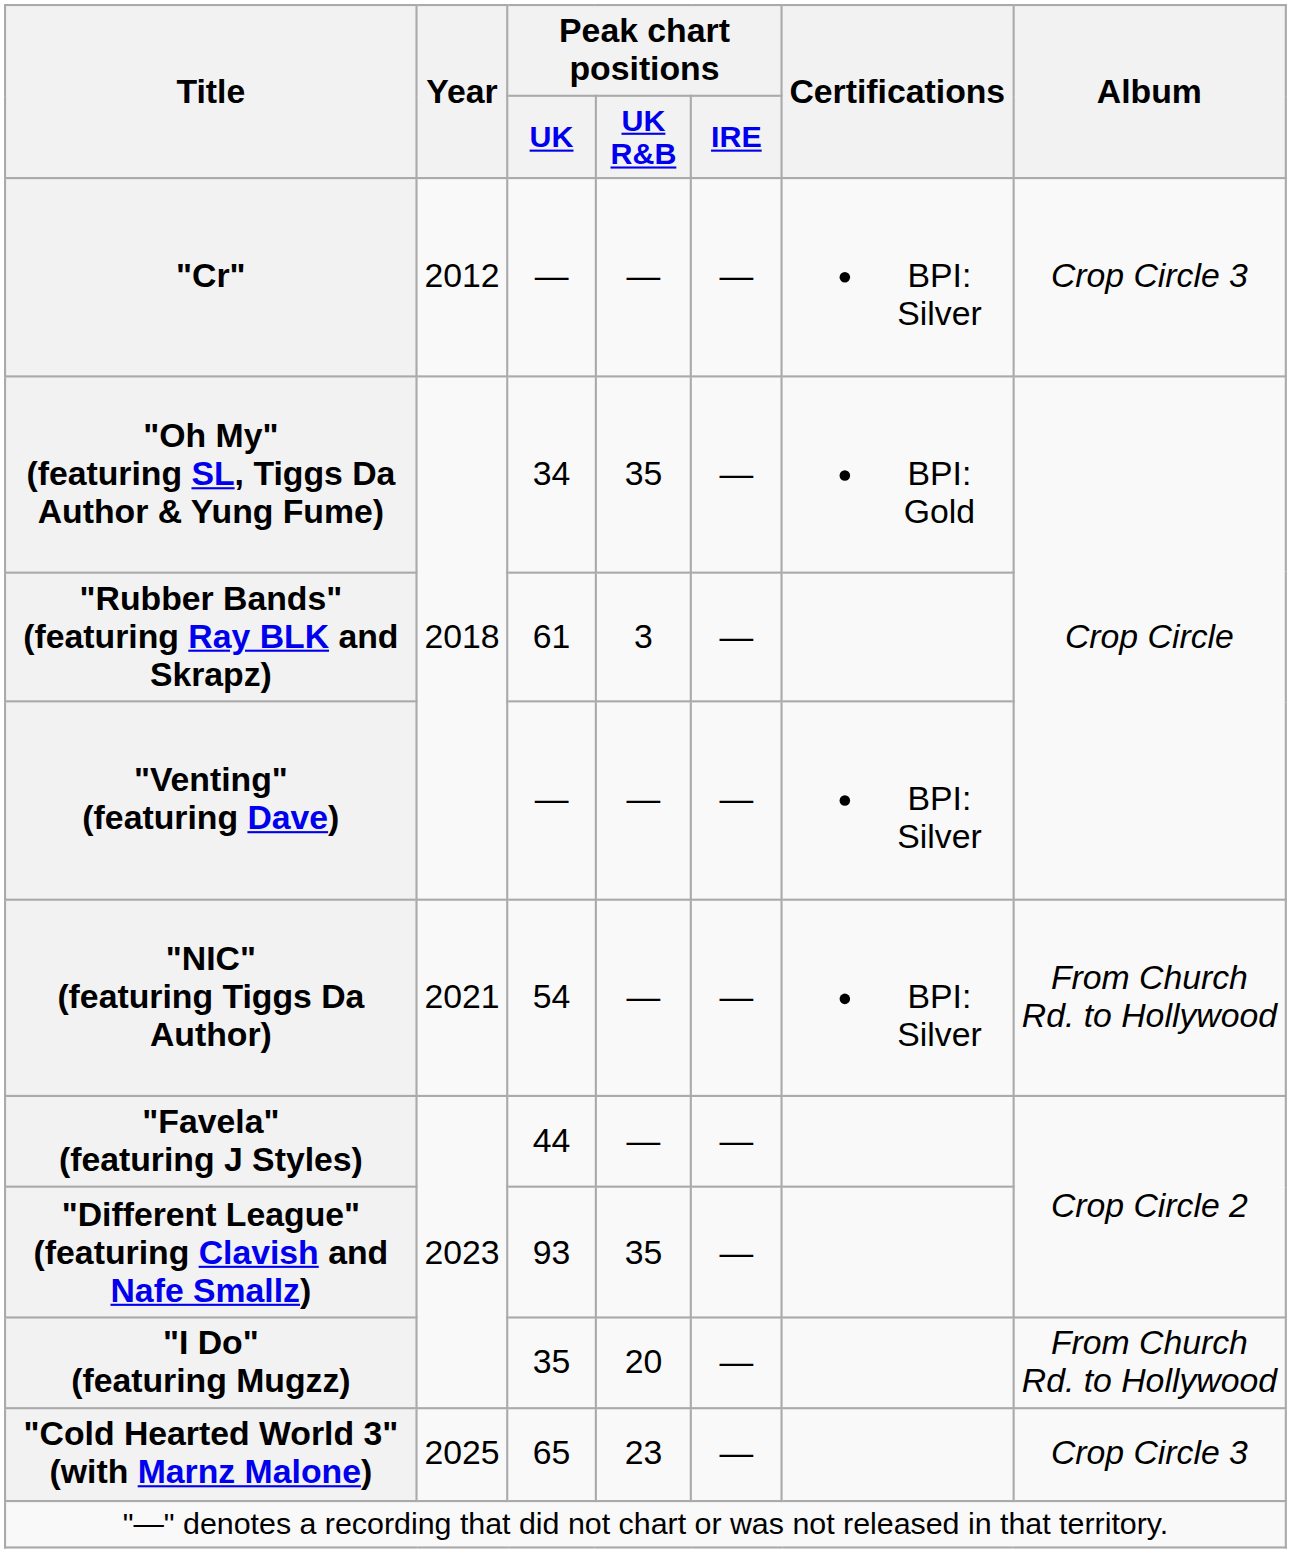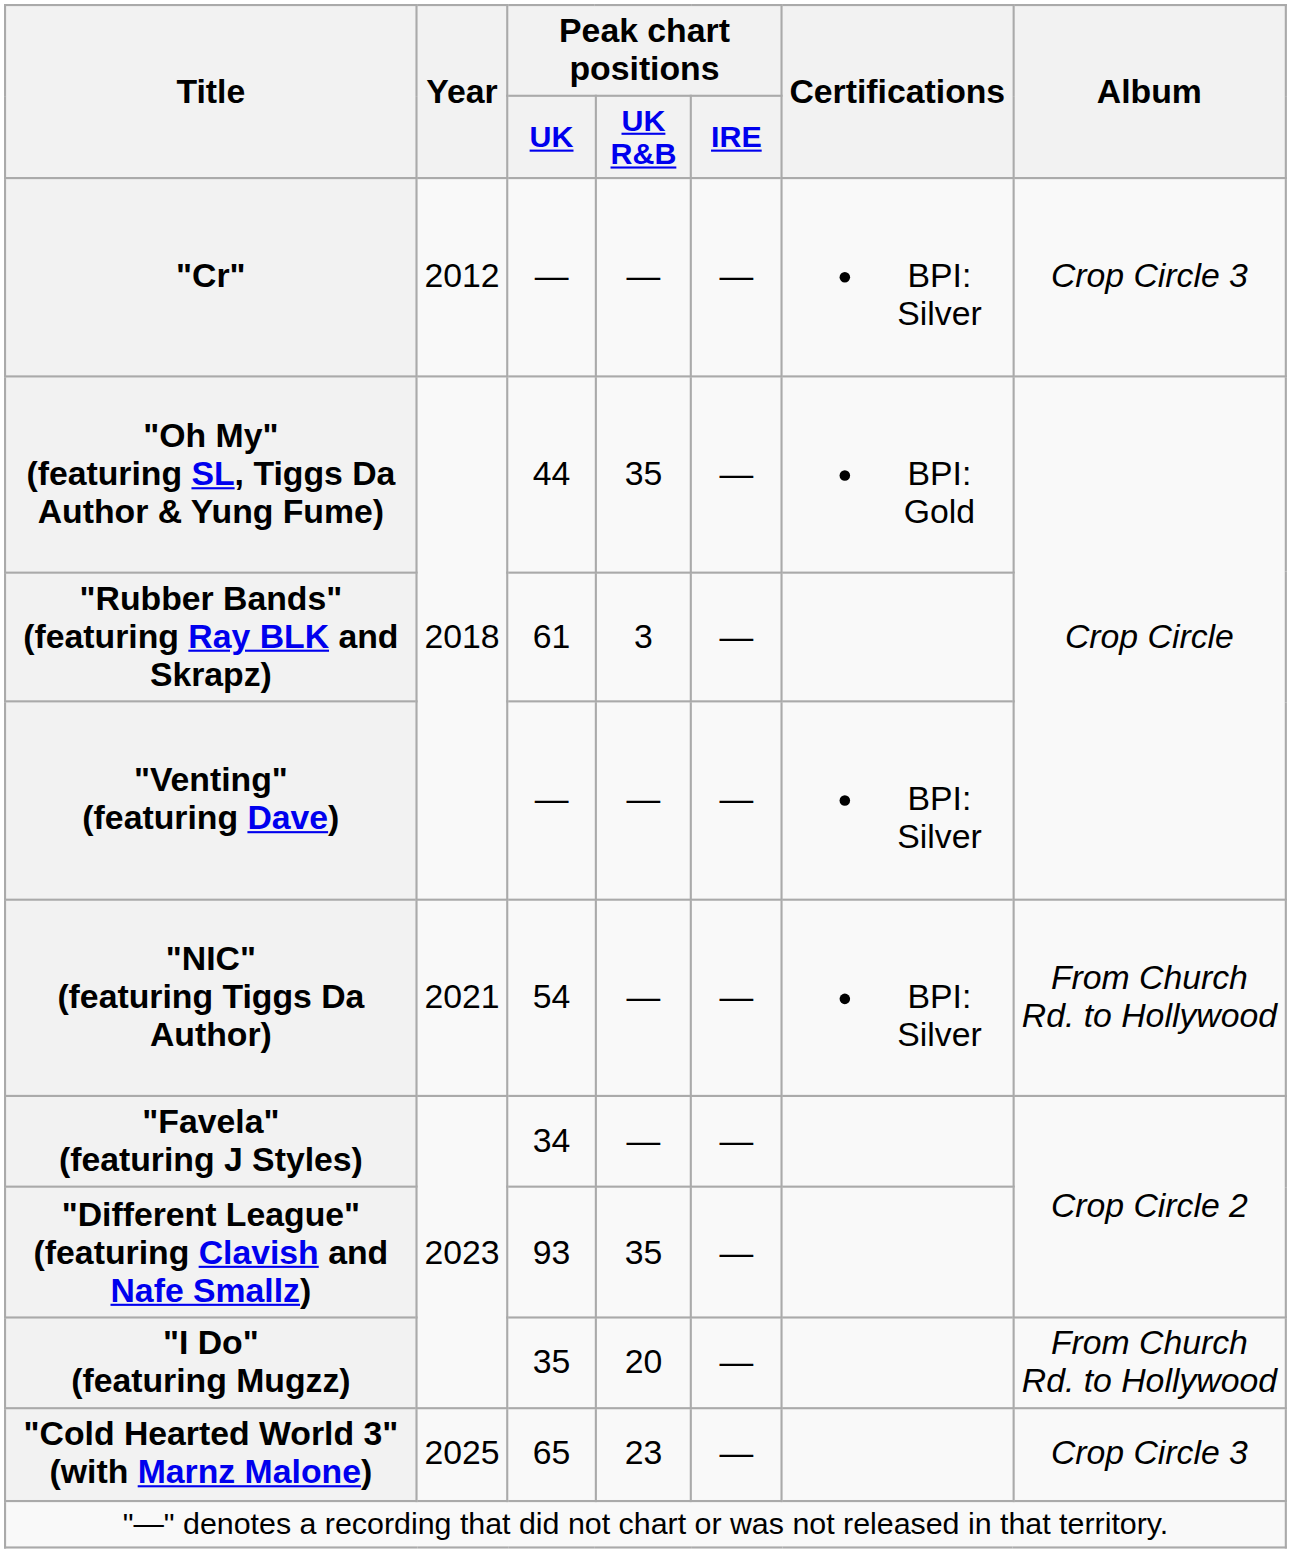(552, 473) 34 -> (552, 473) 44
(552, 1141) 44 -> (552, 1141) 34
